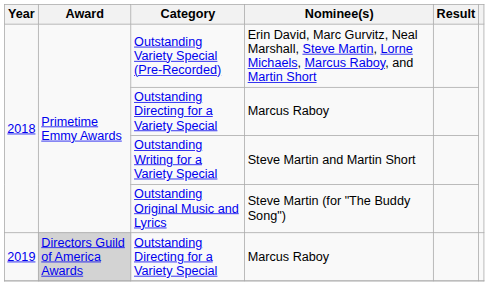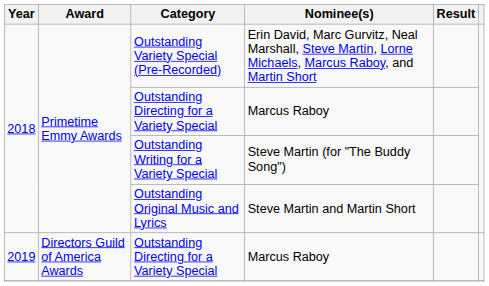(332, 159) Steve Martin and Martin Short -> (329, 159) Steve Martin (for "The Buddy Song")
(329, 208) Steve Martin (for "The Buddy Song") -> (332, 208) Steve Martin and Martin Short
(83, 256) lightgrey background -> (83, 256) no background
